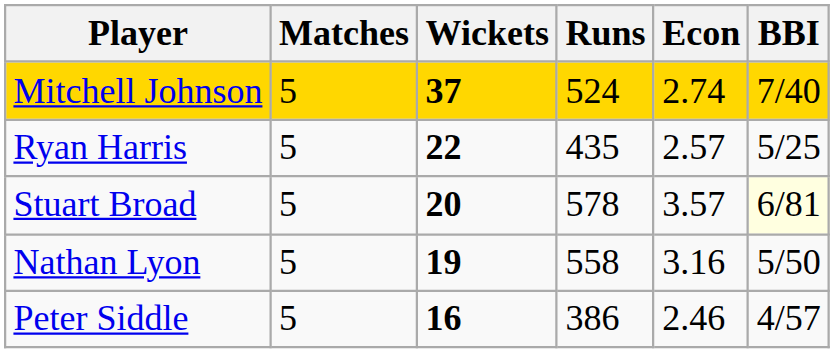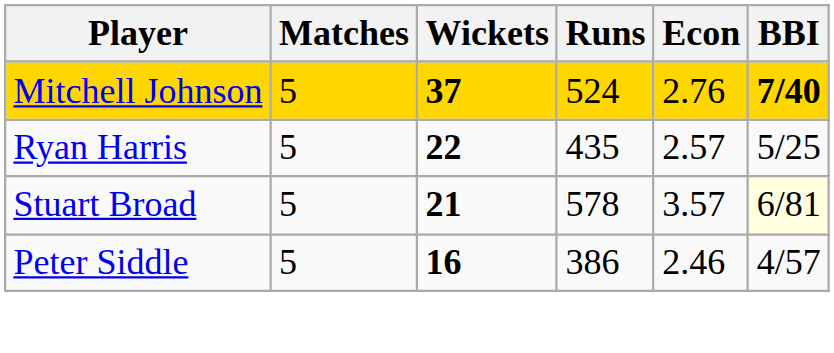(694, 90) 2.74 -> (694, 90) 2.76
(789, 90) normal -> (789, 90) bold
(444, 204) 20 -> (444, 204) 21
- row: (107, 261)
